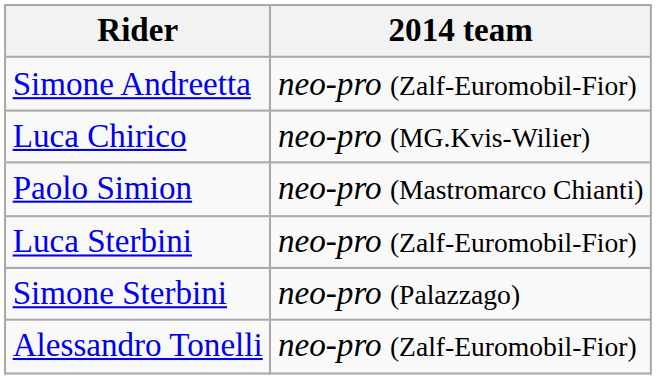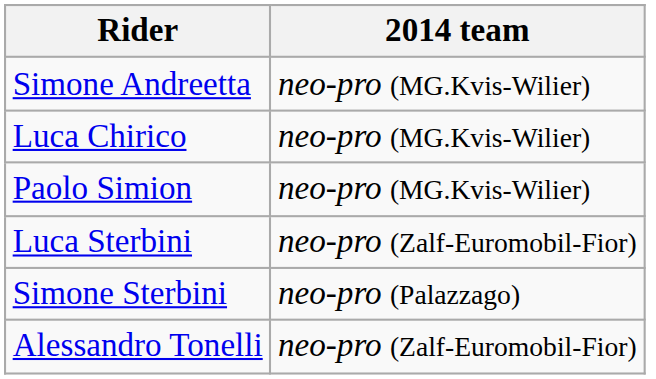(457, 83) neo-pro (Zalf-Euromobil-Fior) -> (434, 83) neo-pro (MG.Kvis-Wilier)
(461, 188) neo-pro (Mastromarco Chianti) -> (434, 188) neo-pro (MG.Kvis-Wilier)
